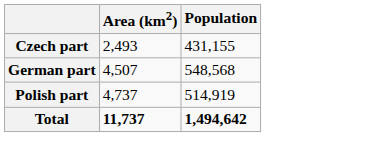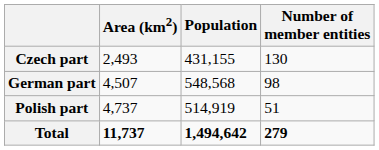+ column: (317, 25)
